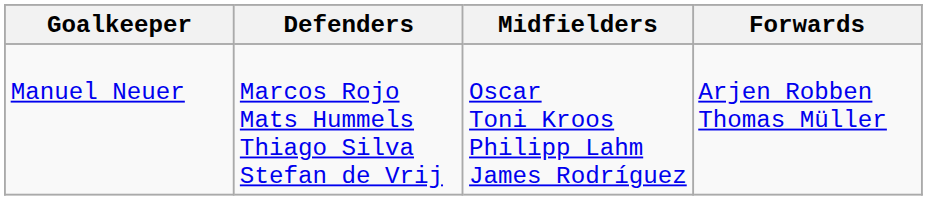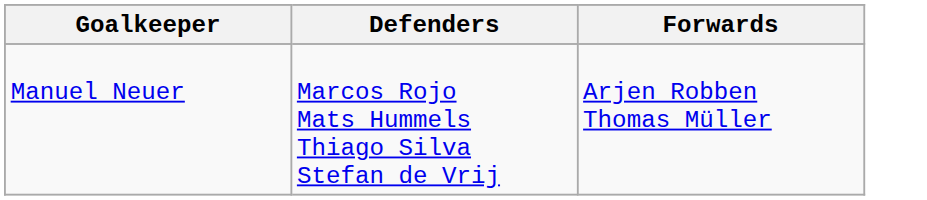- column: (578, 25)
